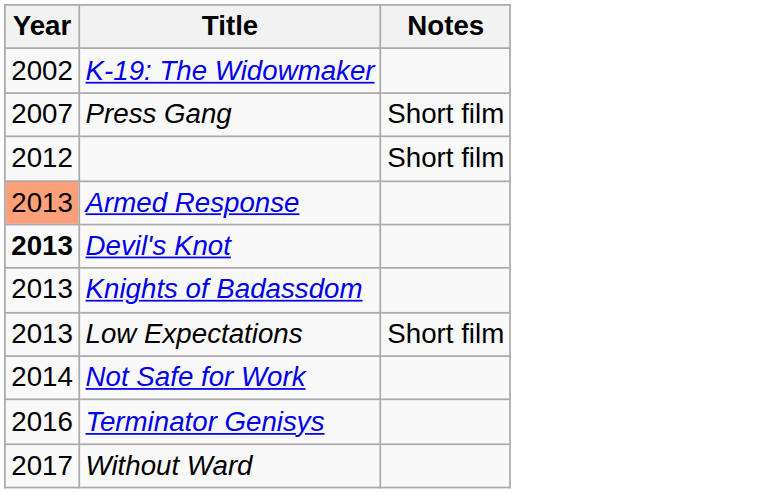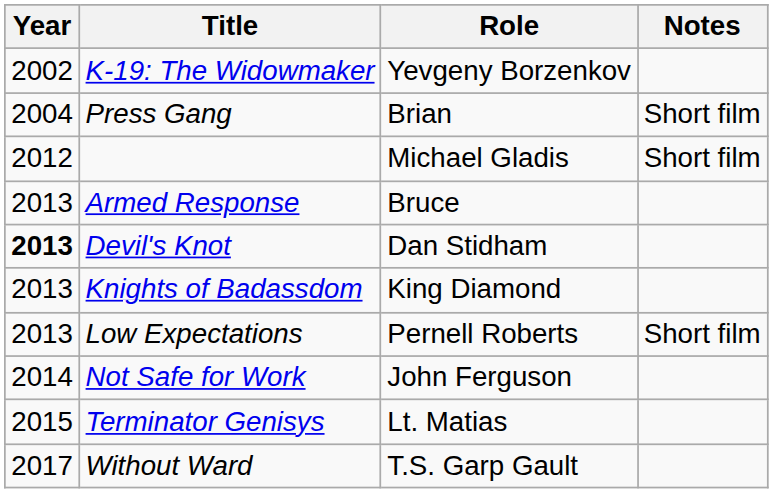+ column: (509, 26)
(42, 114) 2007 -> (42, 114) 2004
(42, 202) lightsalmon background -> (42, 202) no background
(42, 421) 2016 -> (42, 421) 2015
